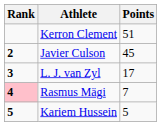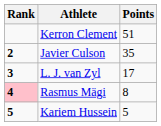(128, 53) 45 -> (128, 53) 35
(125, 92) 7 -> (125, 92) 8
